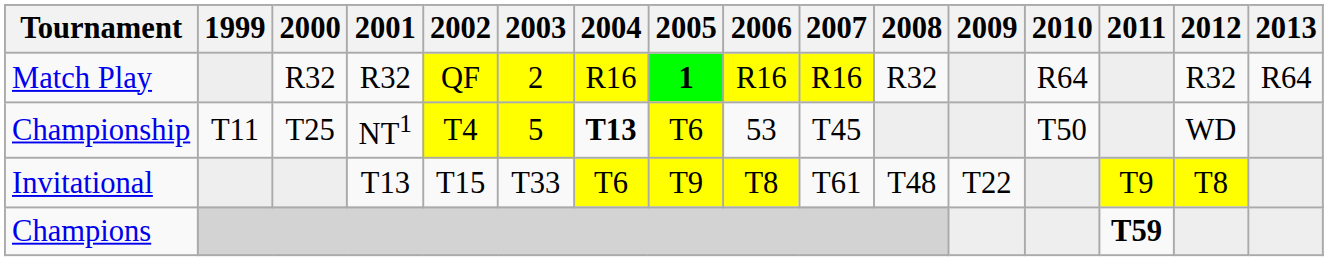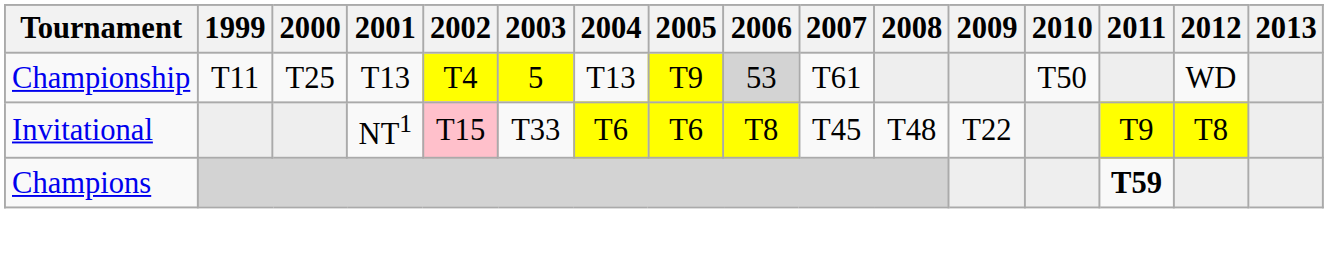- row: (82, 77)
(385, 129) NT1 -> (385, 77) T13
(611, 129) bold -> (611, 77) normal
(686, 129) T6 -> (686, 77) T9
(761, 129) no background -> (761, 77) lightgrey background
(837, 129) T45 -> (837, 77) T61
(385, 182) T13 -> (385, 129) NT1
(461, 182) no background -> (461, 129) pink background
(686, 182) T9 -> (686, 129) T6
(837, 182) T61 -> (837, 129) T45
